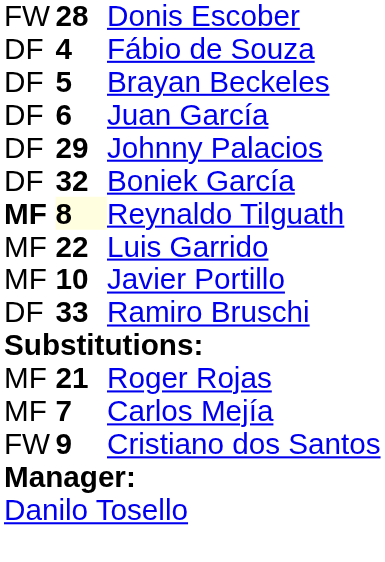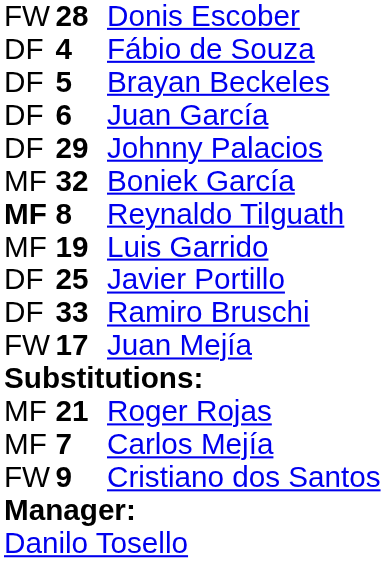(24, 180) DF -> (25, 180) MF
(64, 213) lightyellow background -> (64, 213) no background
(72, 246) 22 -> (72, 246) 19
(25, 279) MF -> (24, 279) DF
(72, 279) 10 -> (72, 279) 25
+ row: (180, 345)
